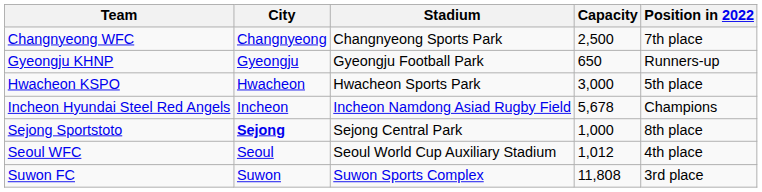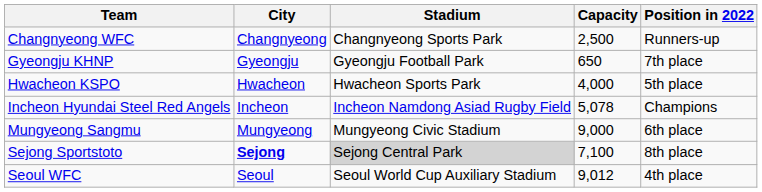(674, 38) 7th place -> (682, 38) Runners-up
(682, 61) Runners-up -> (674, 61) 7th place
(596, 84) 3,000 -> (596, 84) 4,000
(596, 107) 5,678 -> (596, 107) 5,078
+ row: (74, 130)
(398, 130) no background -> (398, 152) lightgrey background
(596, 130) 1,000 -> (596, 152) 7,100
(596, 152) 1,012 -> (596, 175) 9,012
- row: (41, 175)
